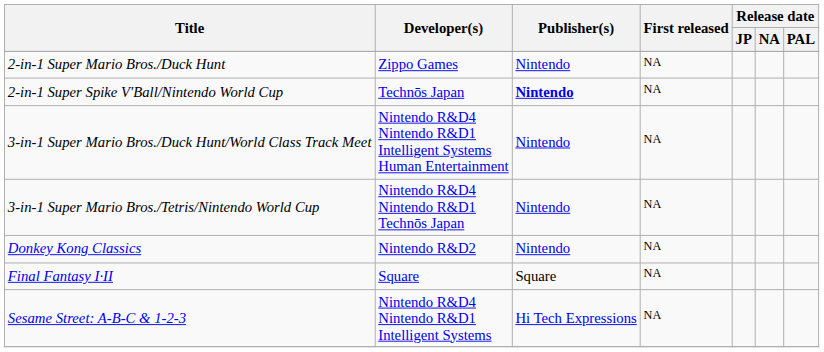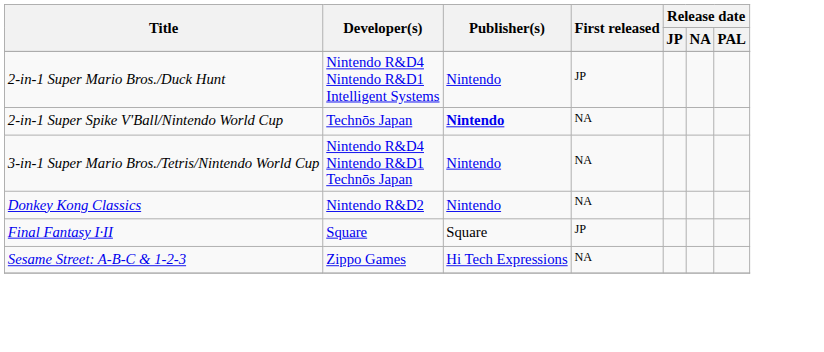(418, 64) Zippo Games -> (383, 79) Nintendo R&D4 Nintendo R&D1 Intelligent Systems
(652, 61) NA -> (580, 76) JP
- row: (190, 142)
(652, 273) NA -> (580, 229) JP
(435, 318) Nintendo R&D4 Nintendo R&D1 Intelligent Systems -> (366, 259) Zippo Games
